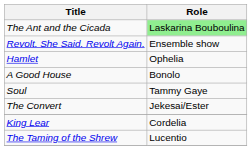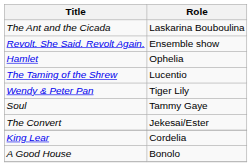(197, 28) lightgreen background -> (197, 28) no background
rows swapped: (62, 138) <-> (39, 75)
+ row: (50, 91)
